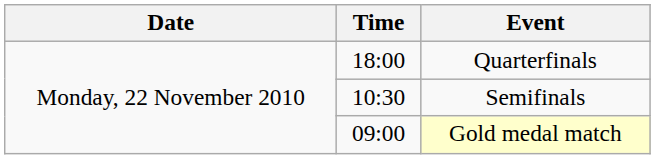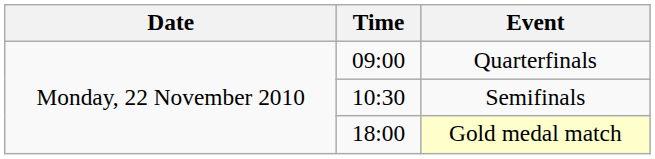(379, 60) 18:00 -> (379, 60) 09:00
(379, 134) 09:00 -> (379, 134) 18:00
